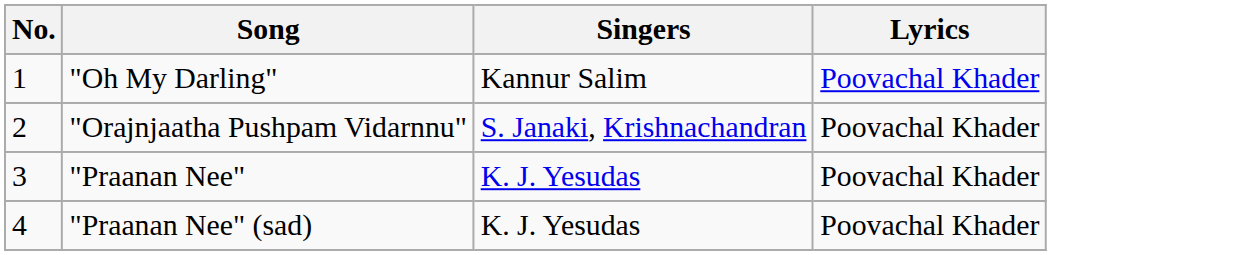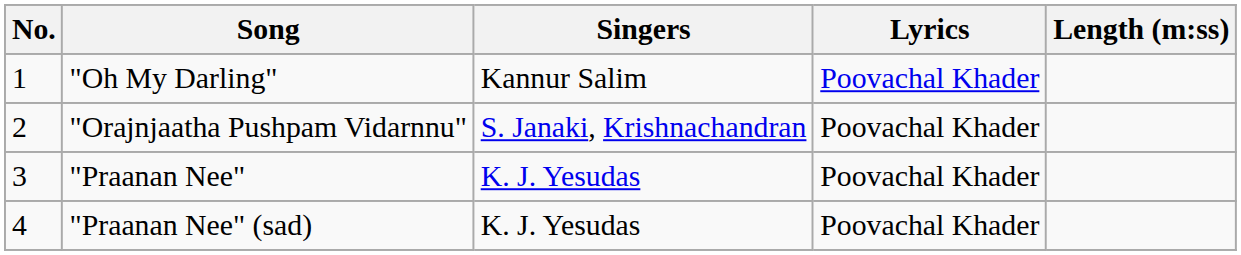+ column: (1141, 29)
